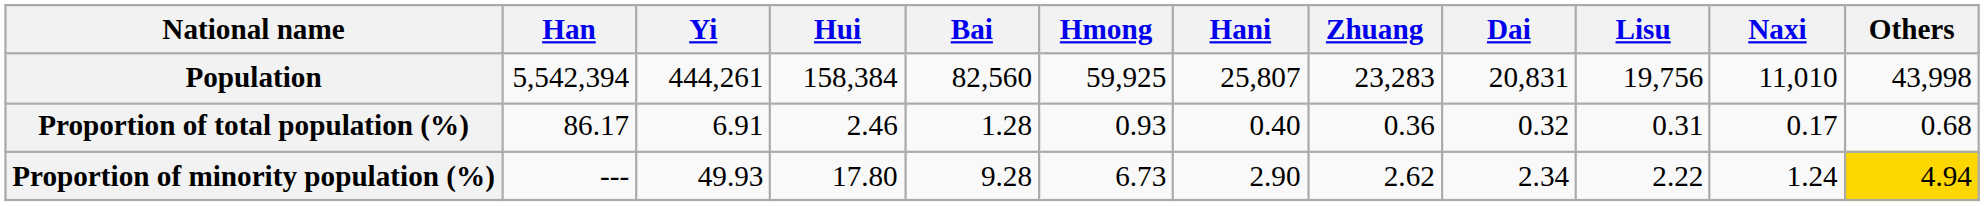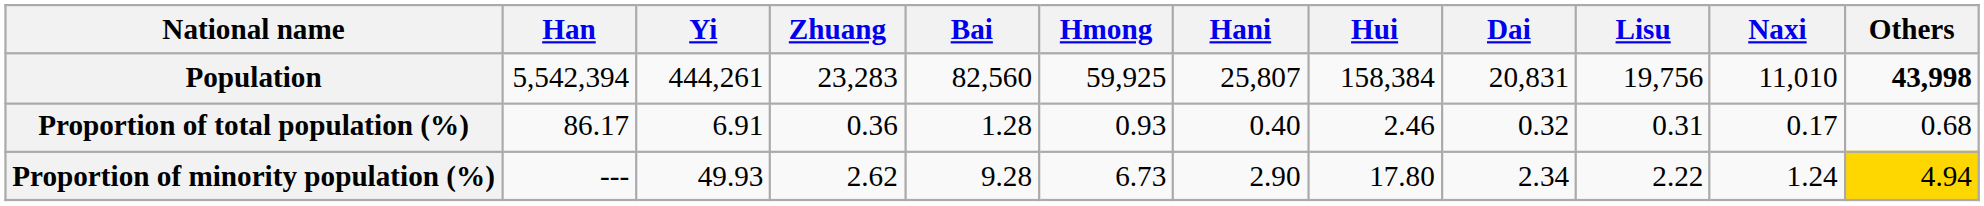columns swapped: (837, 29) <-> (1375, 29)
(1932, 78) normal -> (1932, 78) bold
